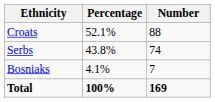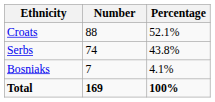columns swapped: (178, 13) <-> (115, 13)
